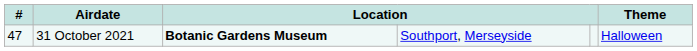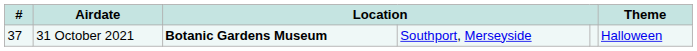(15, 35) 47 -> (15, 35) 37
